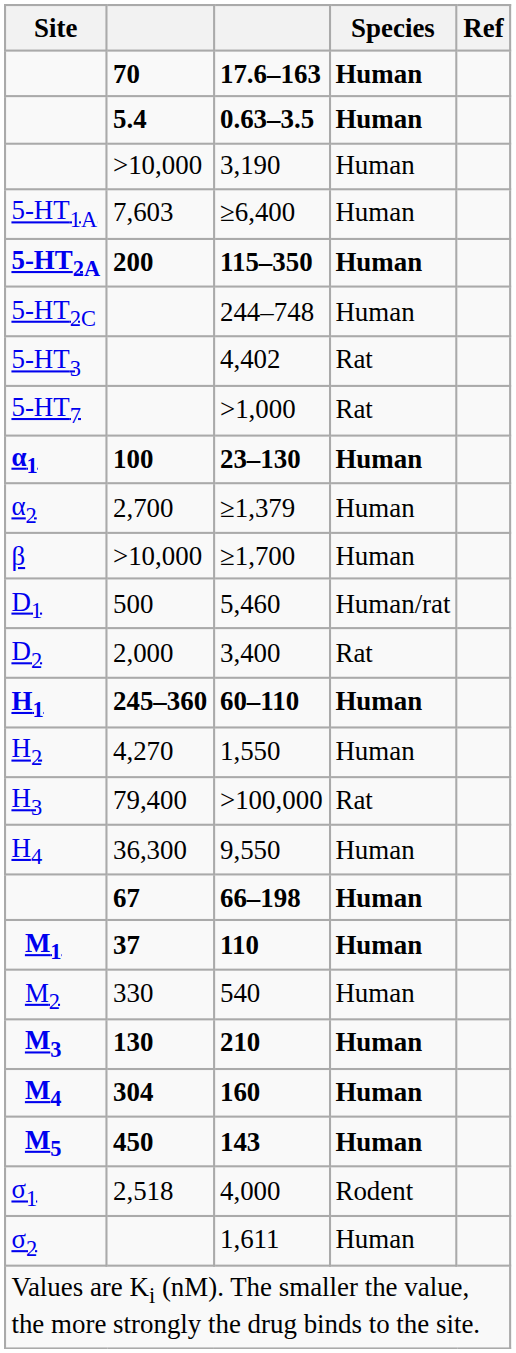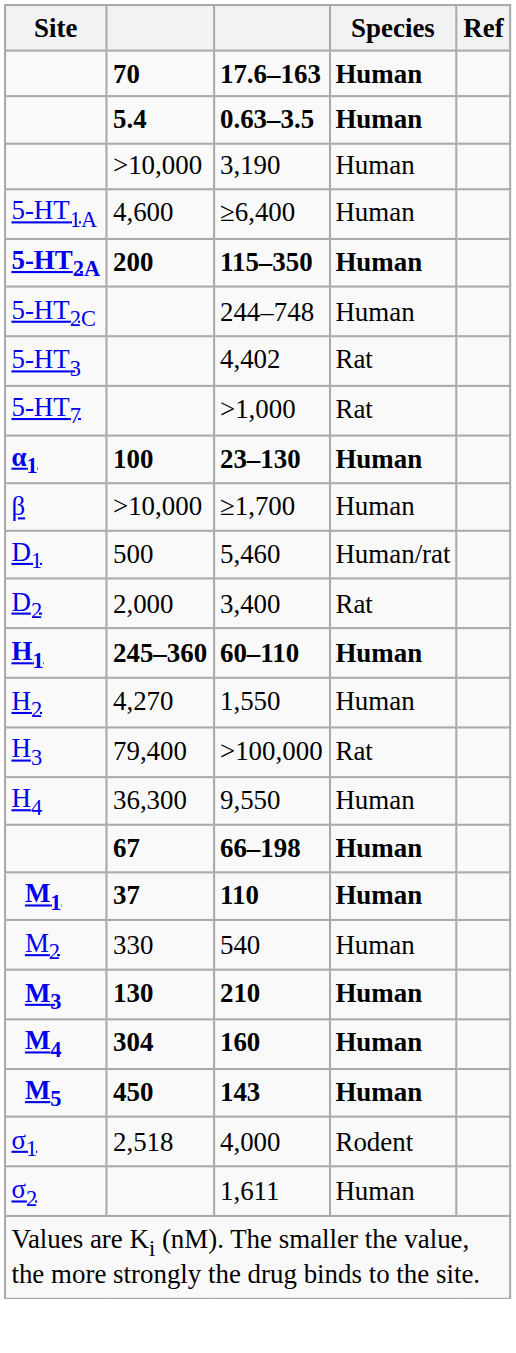(143, 212) 7,603 -> (143, 212) 4,600
- row: (258, 508)
